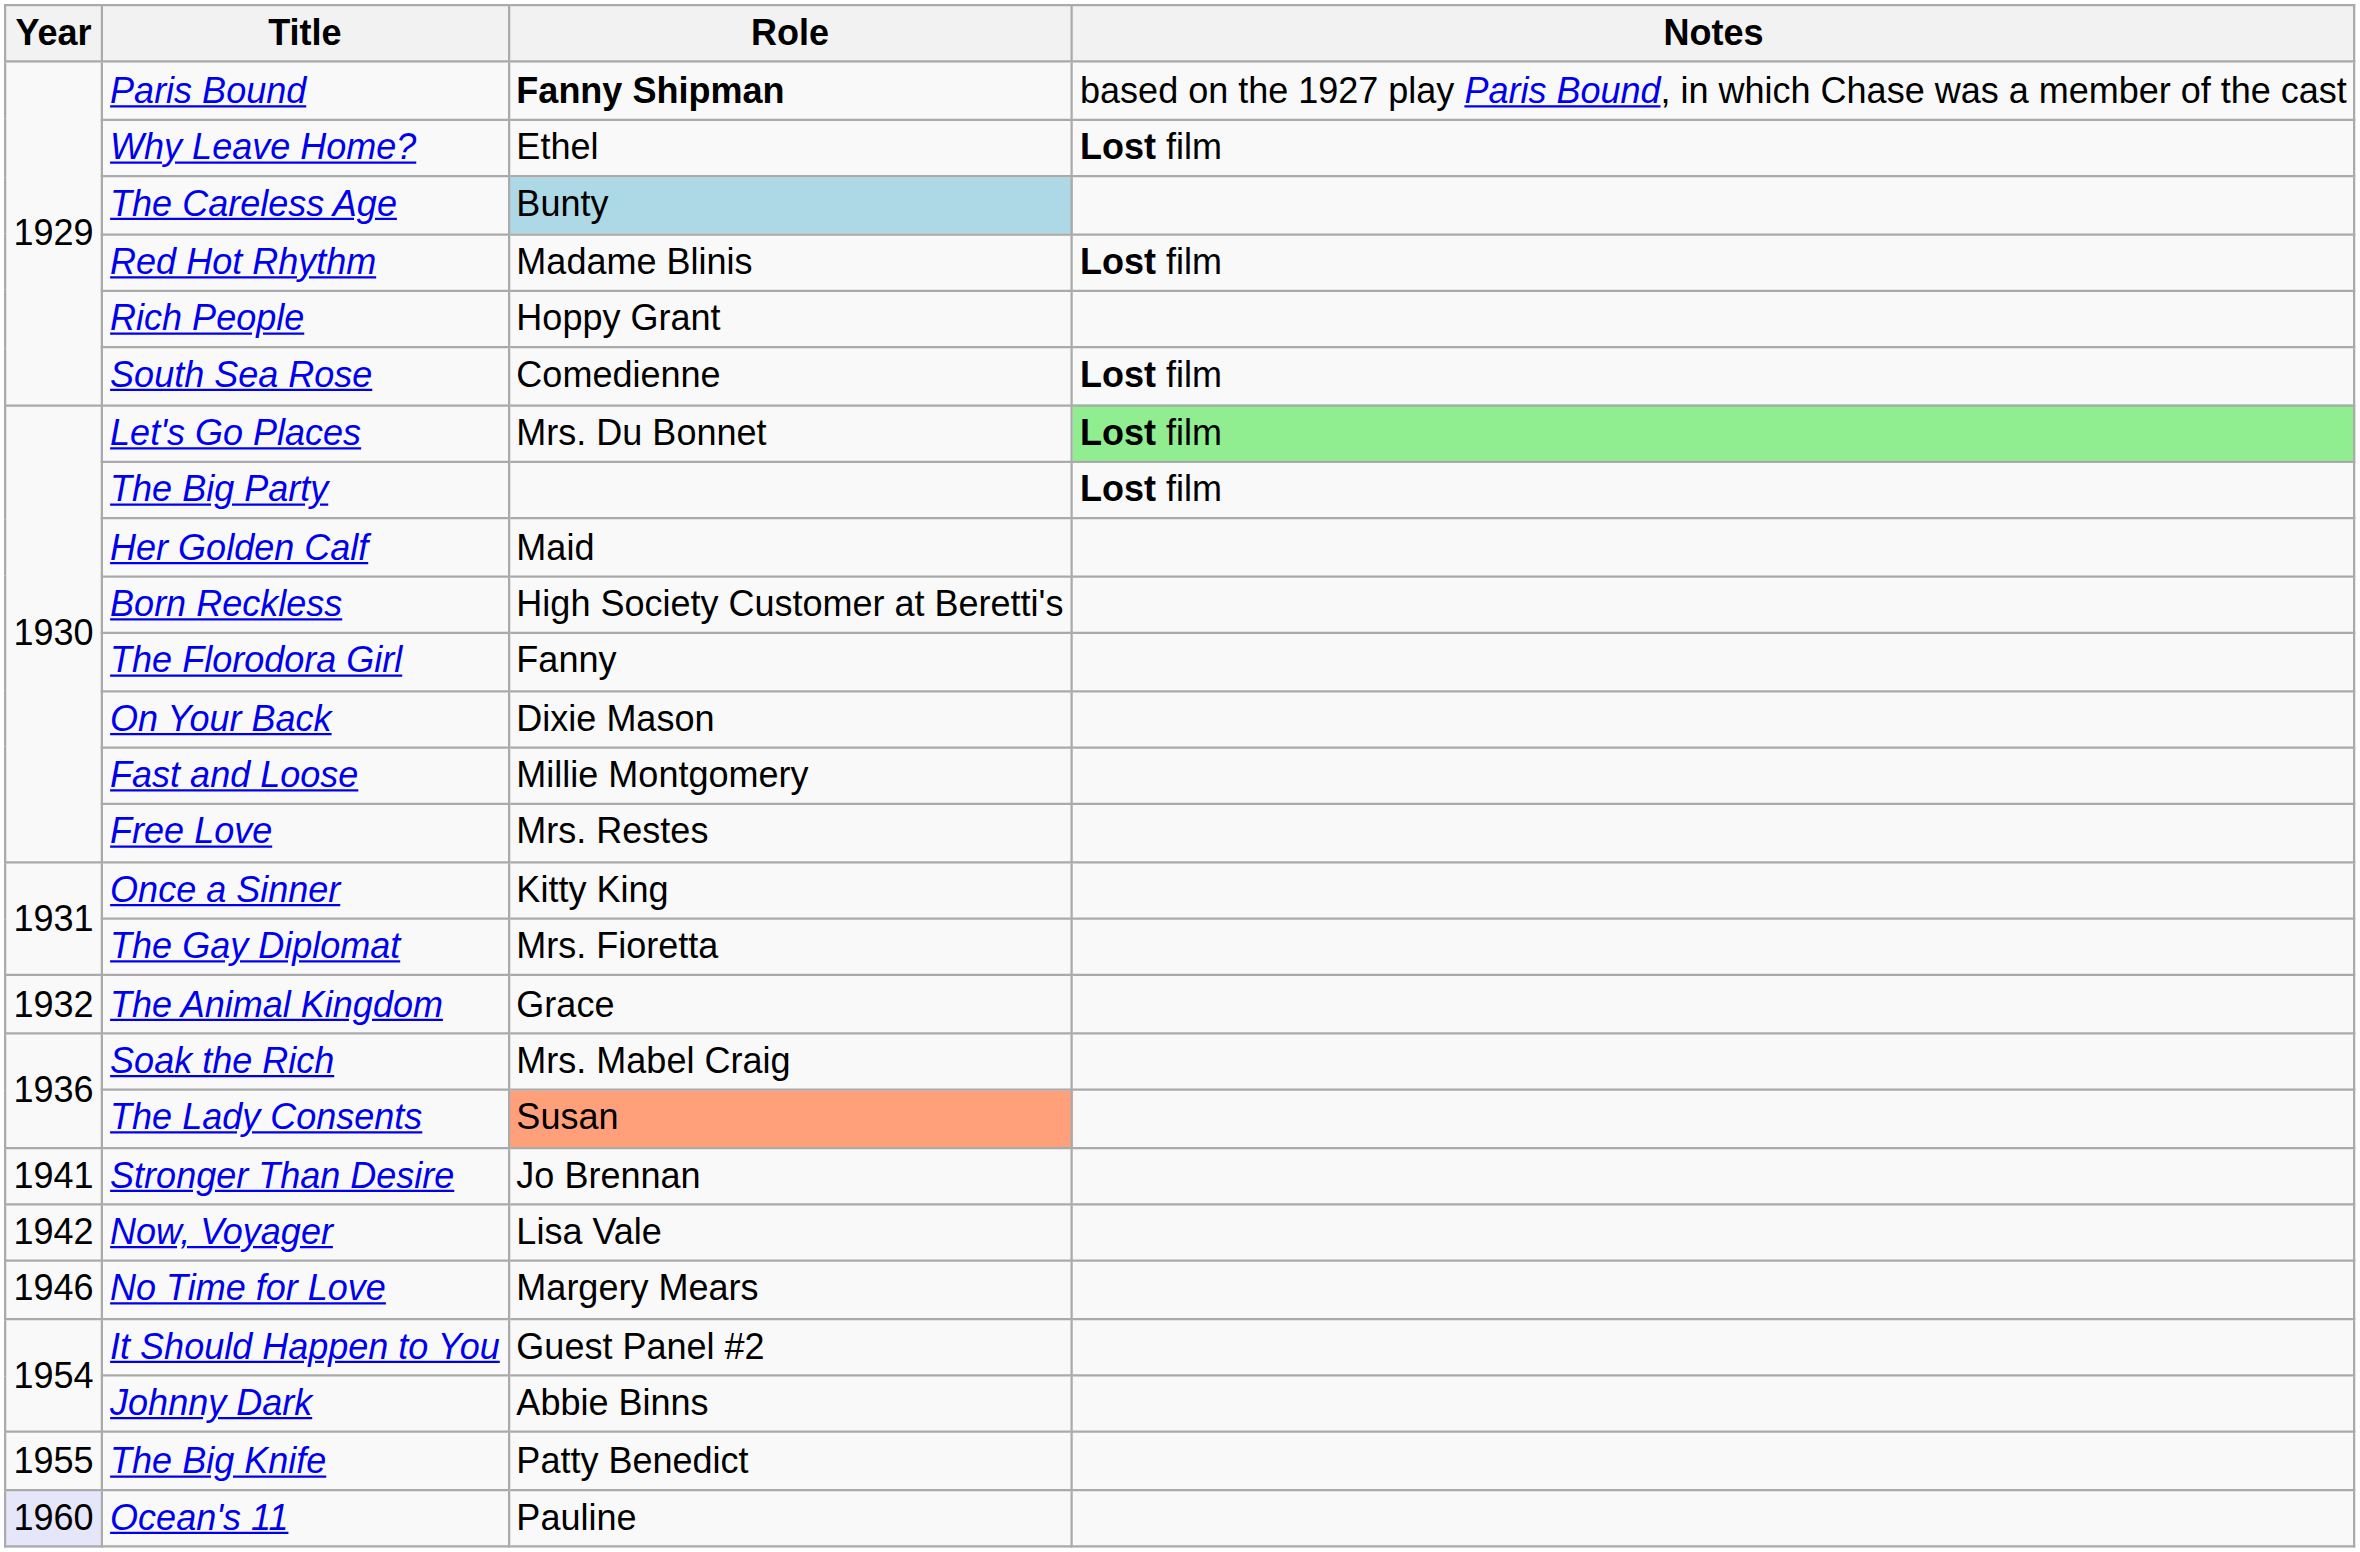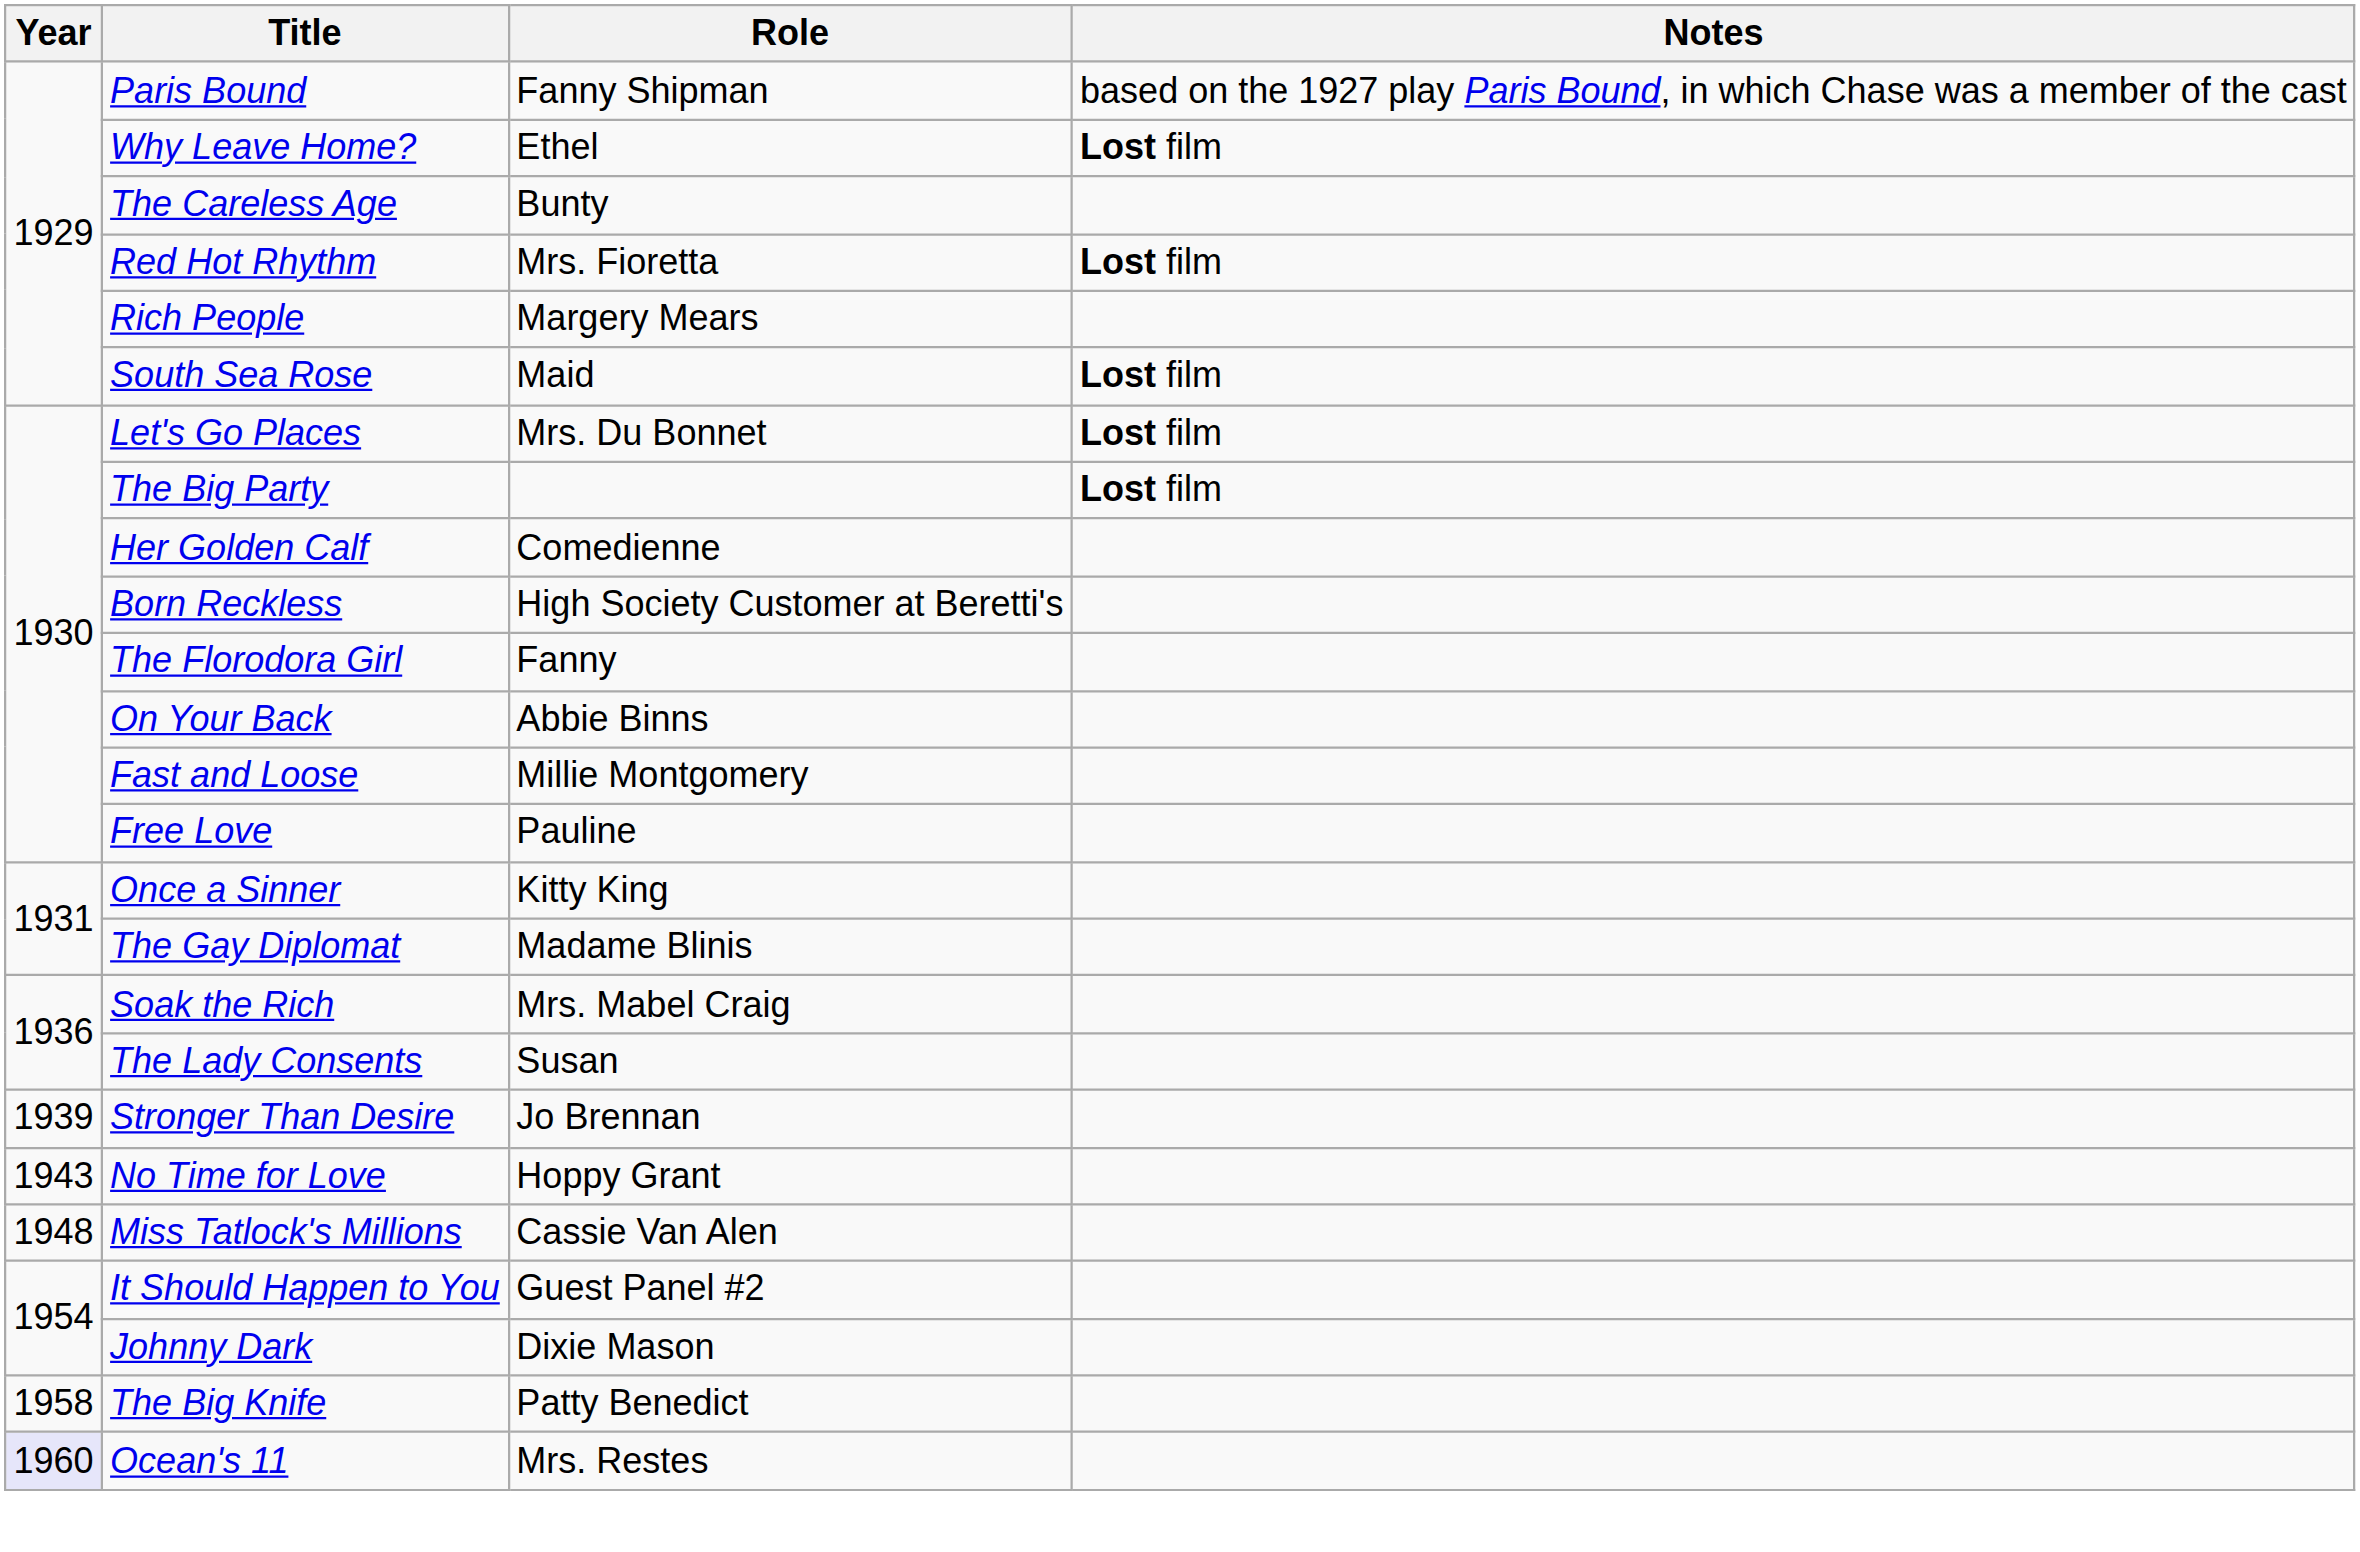(650, 90) bold -> (642, 90) normal
(562, 204) lightblue background -> (562, 204) no background
(634, 261) Madame Blinis -> (617, 261) Mrs. Fioretta
(618, 318) Hoppy Grant -> (637, 318) Margery Mears
(618, 375) Comedienne -> (555, 375) Maid
(1151, 432) lightgreen background -> (1151, 432) no background
(555, 546) Maid -> (618, 546) Comedienne
(615, 718) Dixie Mason -> (612, 718) Abbie Binns
(612, 832) Mrs. Restes -> (576, 832) Pauline
(617, 946) Mrs. Fioretta -> (634, 946) Madame Blinis
- row: (277, 1003)
(567, 1117) lightsalmon background -> (567, 1060) no background
(53, 1174) 1941 -> (53, 1117) 1939
- row: (221, 1232)
(53, 1289) 1946 -> (53, 1174) 1943
(637, 1289) Margery Mears -> (618, 1174) Hoppy Grant
+ row: (286, 1232)
(612, 1403) Abbie Binns -> (615, 1346) Dixie Mason
(53, 1460) 1955 -> (53, 1403) 1958
(576, 1517) Pauline -> (612, 1460) Mrs. Restes
